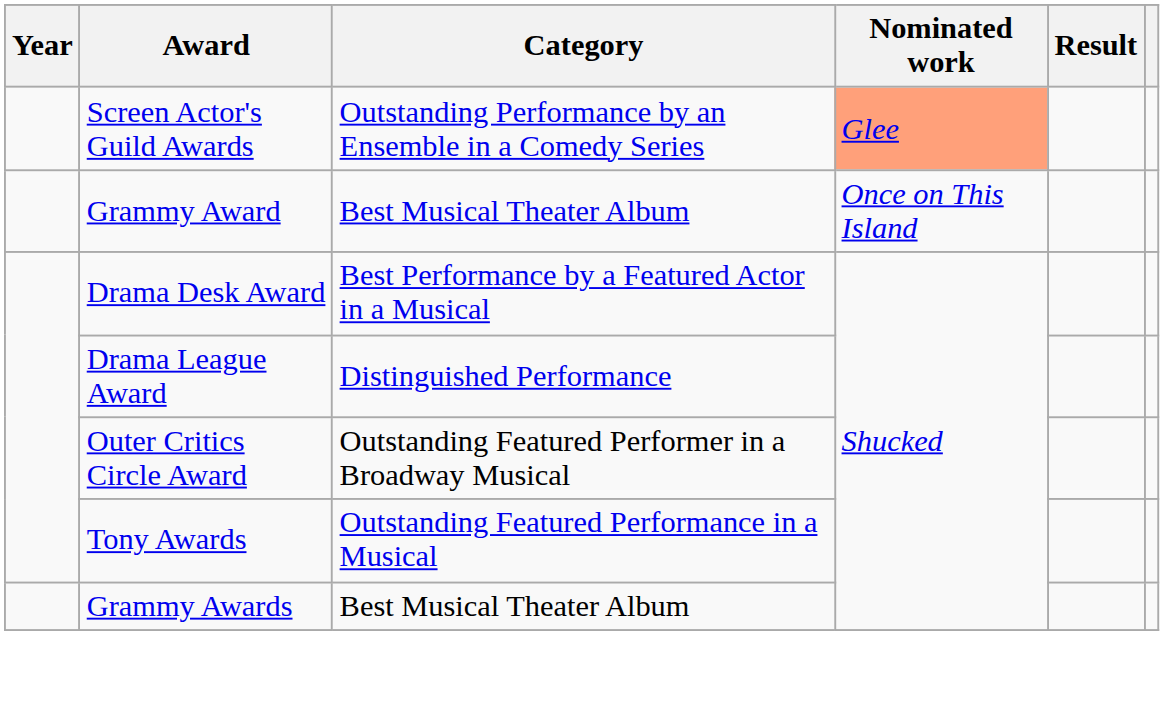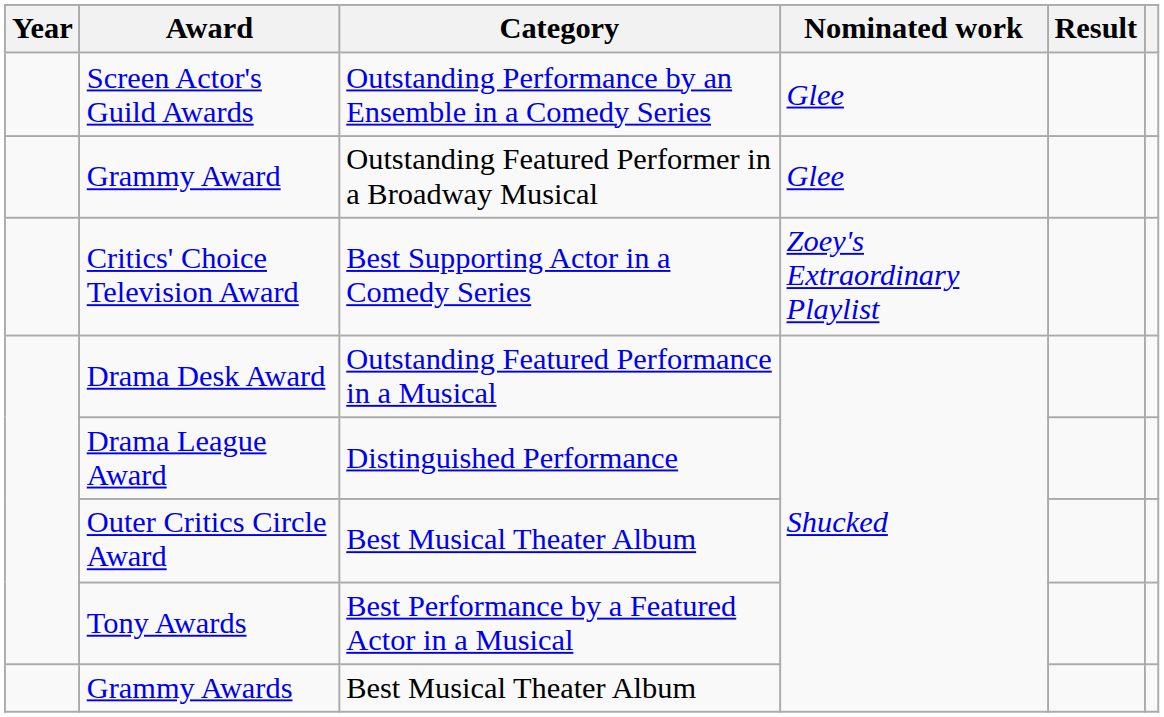(870, 128) lightsalmon background -> (815, 93) no background
(515, 210) Best Musical Theater Album -> (559, 176) Outstanding Featured Performer in a Broadway Musical
(923, 210) Once on This Island -> (815, 176) Glee
+ row: (193, 275)
(572, 292) Best Performance by a Featured Actor in a Musical -> (559, 375) Outstanding Featured Performance in a Musical
(562, 457) Outstanding Featured Performer in a Broadway Musical -> (521, 540) Best Musical Theater Album
(579, 540) Outstanding Featured Performance in a Musical -> (541, 622) Best Performance by a Featured Actor in a Musical
